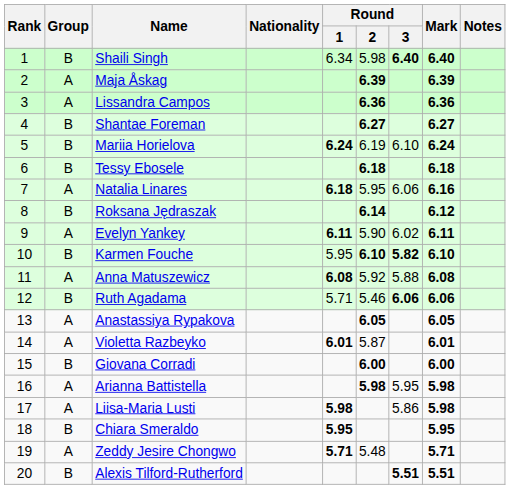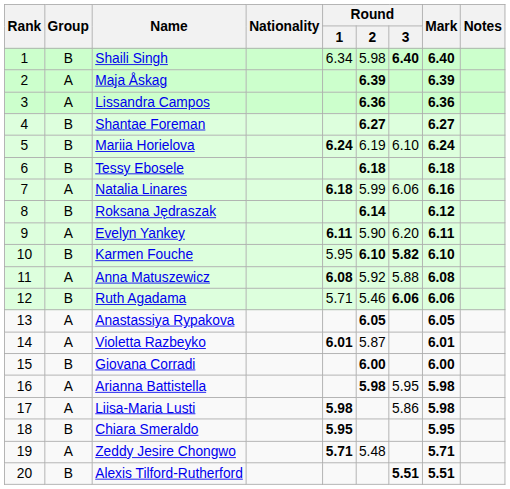(372, 189) 5.95 -> (372, 189) 5.99
(405, 233) 6.02 -> (405, 233) 6.20
